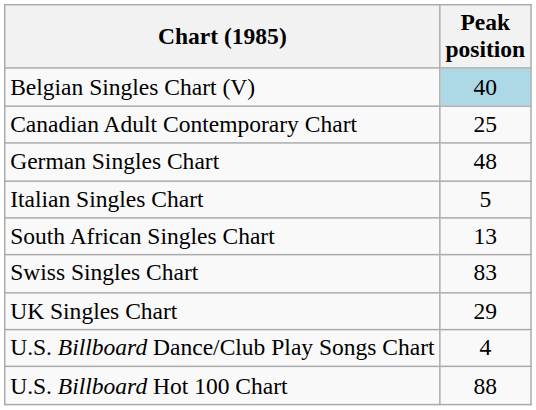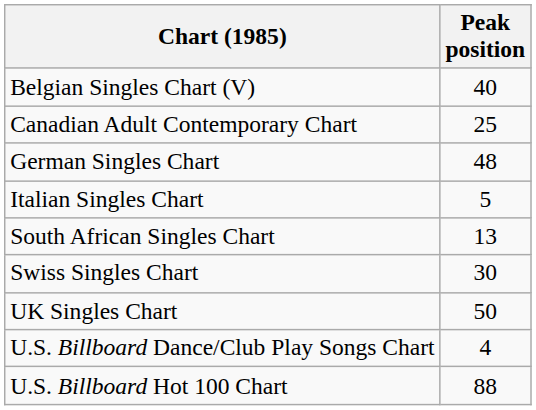(485, 86) lightblue background -> (485, 86) no background
(485, 273) 83 -> (485, 273) 30
(485, 310) 29 -> (485, 310) 50
